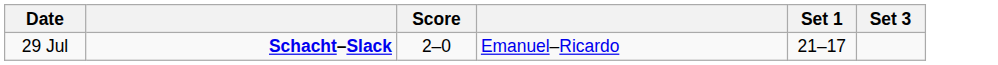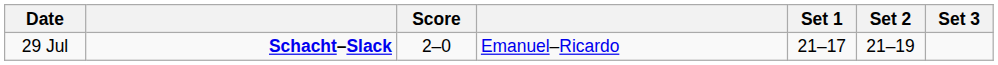+ column: (890, 19)
